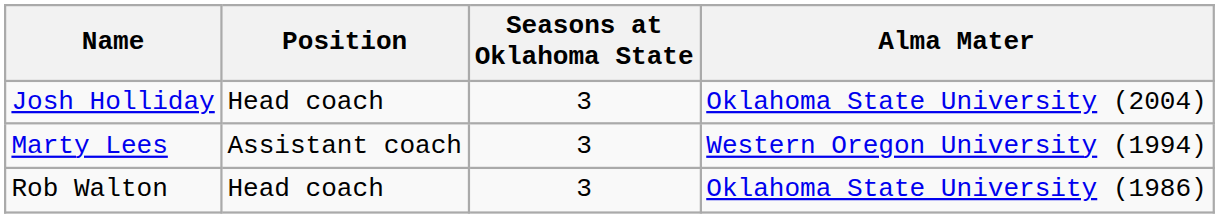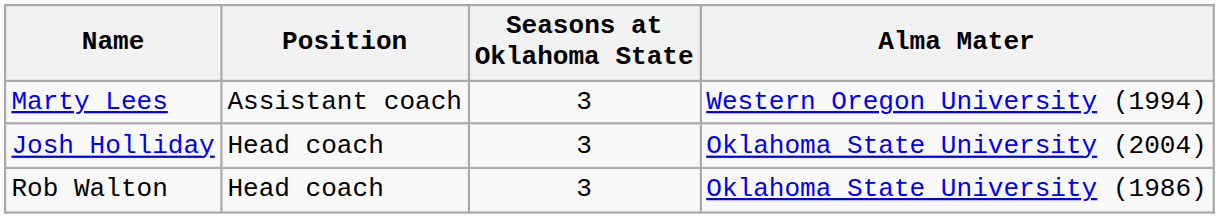rows swapped: (113, 102) <-> (90, 146)
